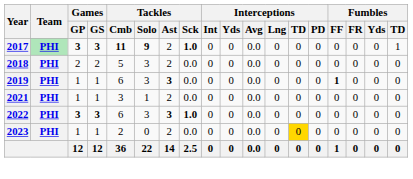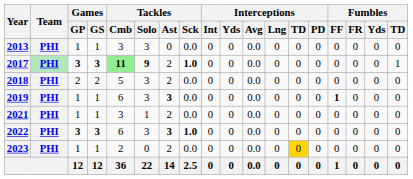+ row: (18, 47)
(121, 47) no background -> (121, 64) lightgreen background
